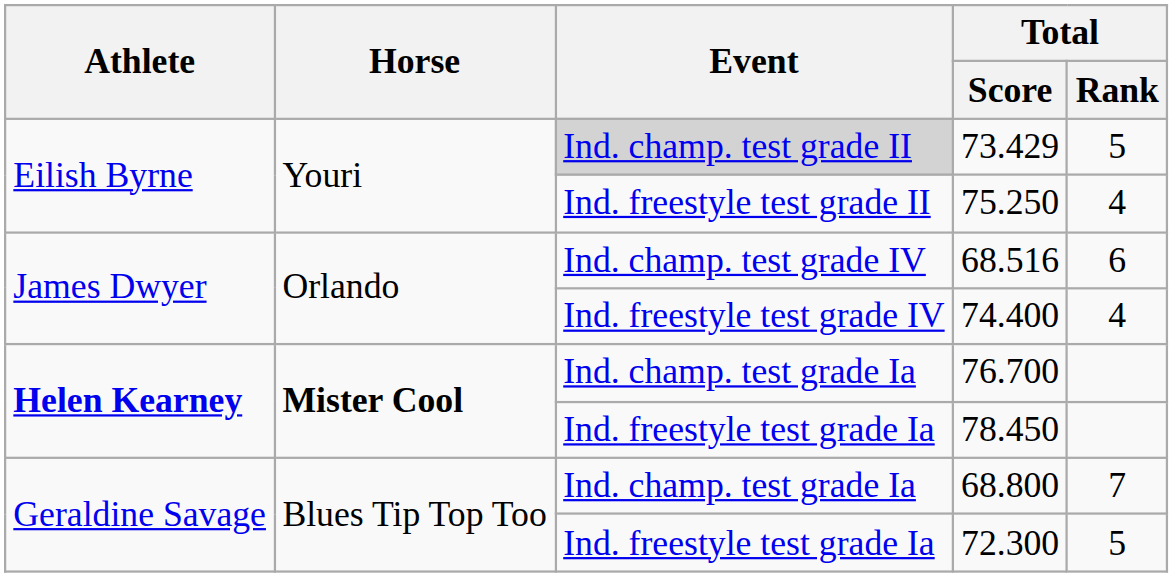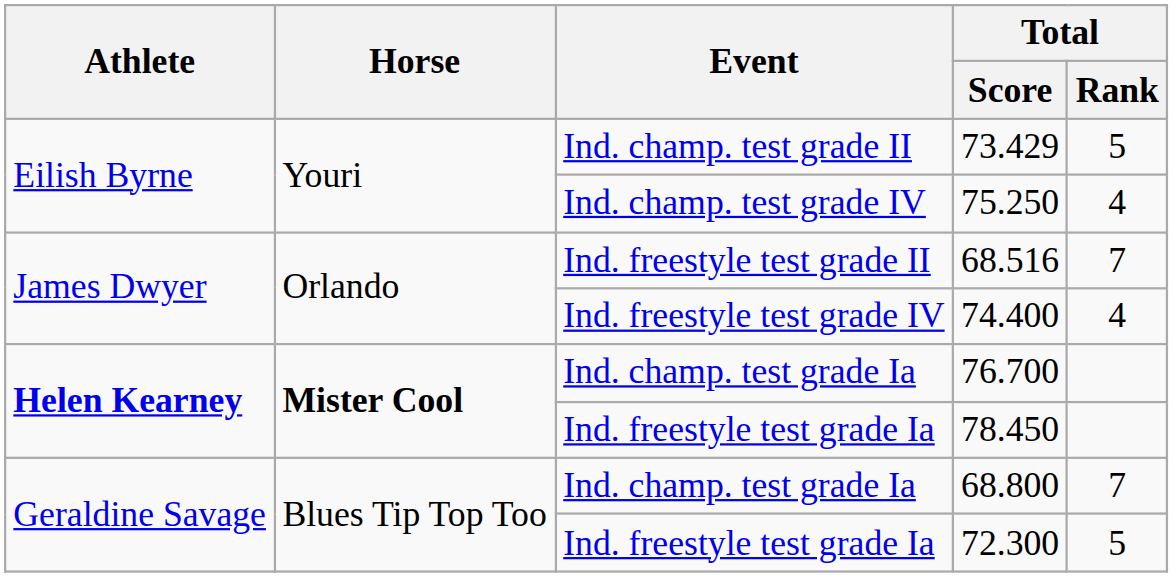(738, 145) lightgrey background -> (738, 145) no background
(747, 202) Ind. freestyle test grade II -> (745, 202) Ind. champ. test grade IV
(745, 259) Ind. champ. test grade IV -> (747, 259) Ind. freestyle test grade II
(1117, 259) 6 -> (1117, 259) 7
